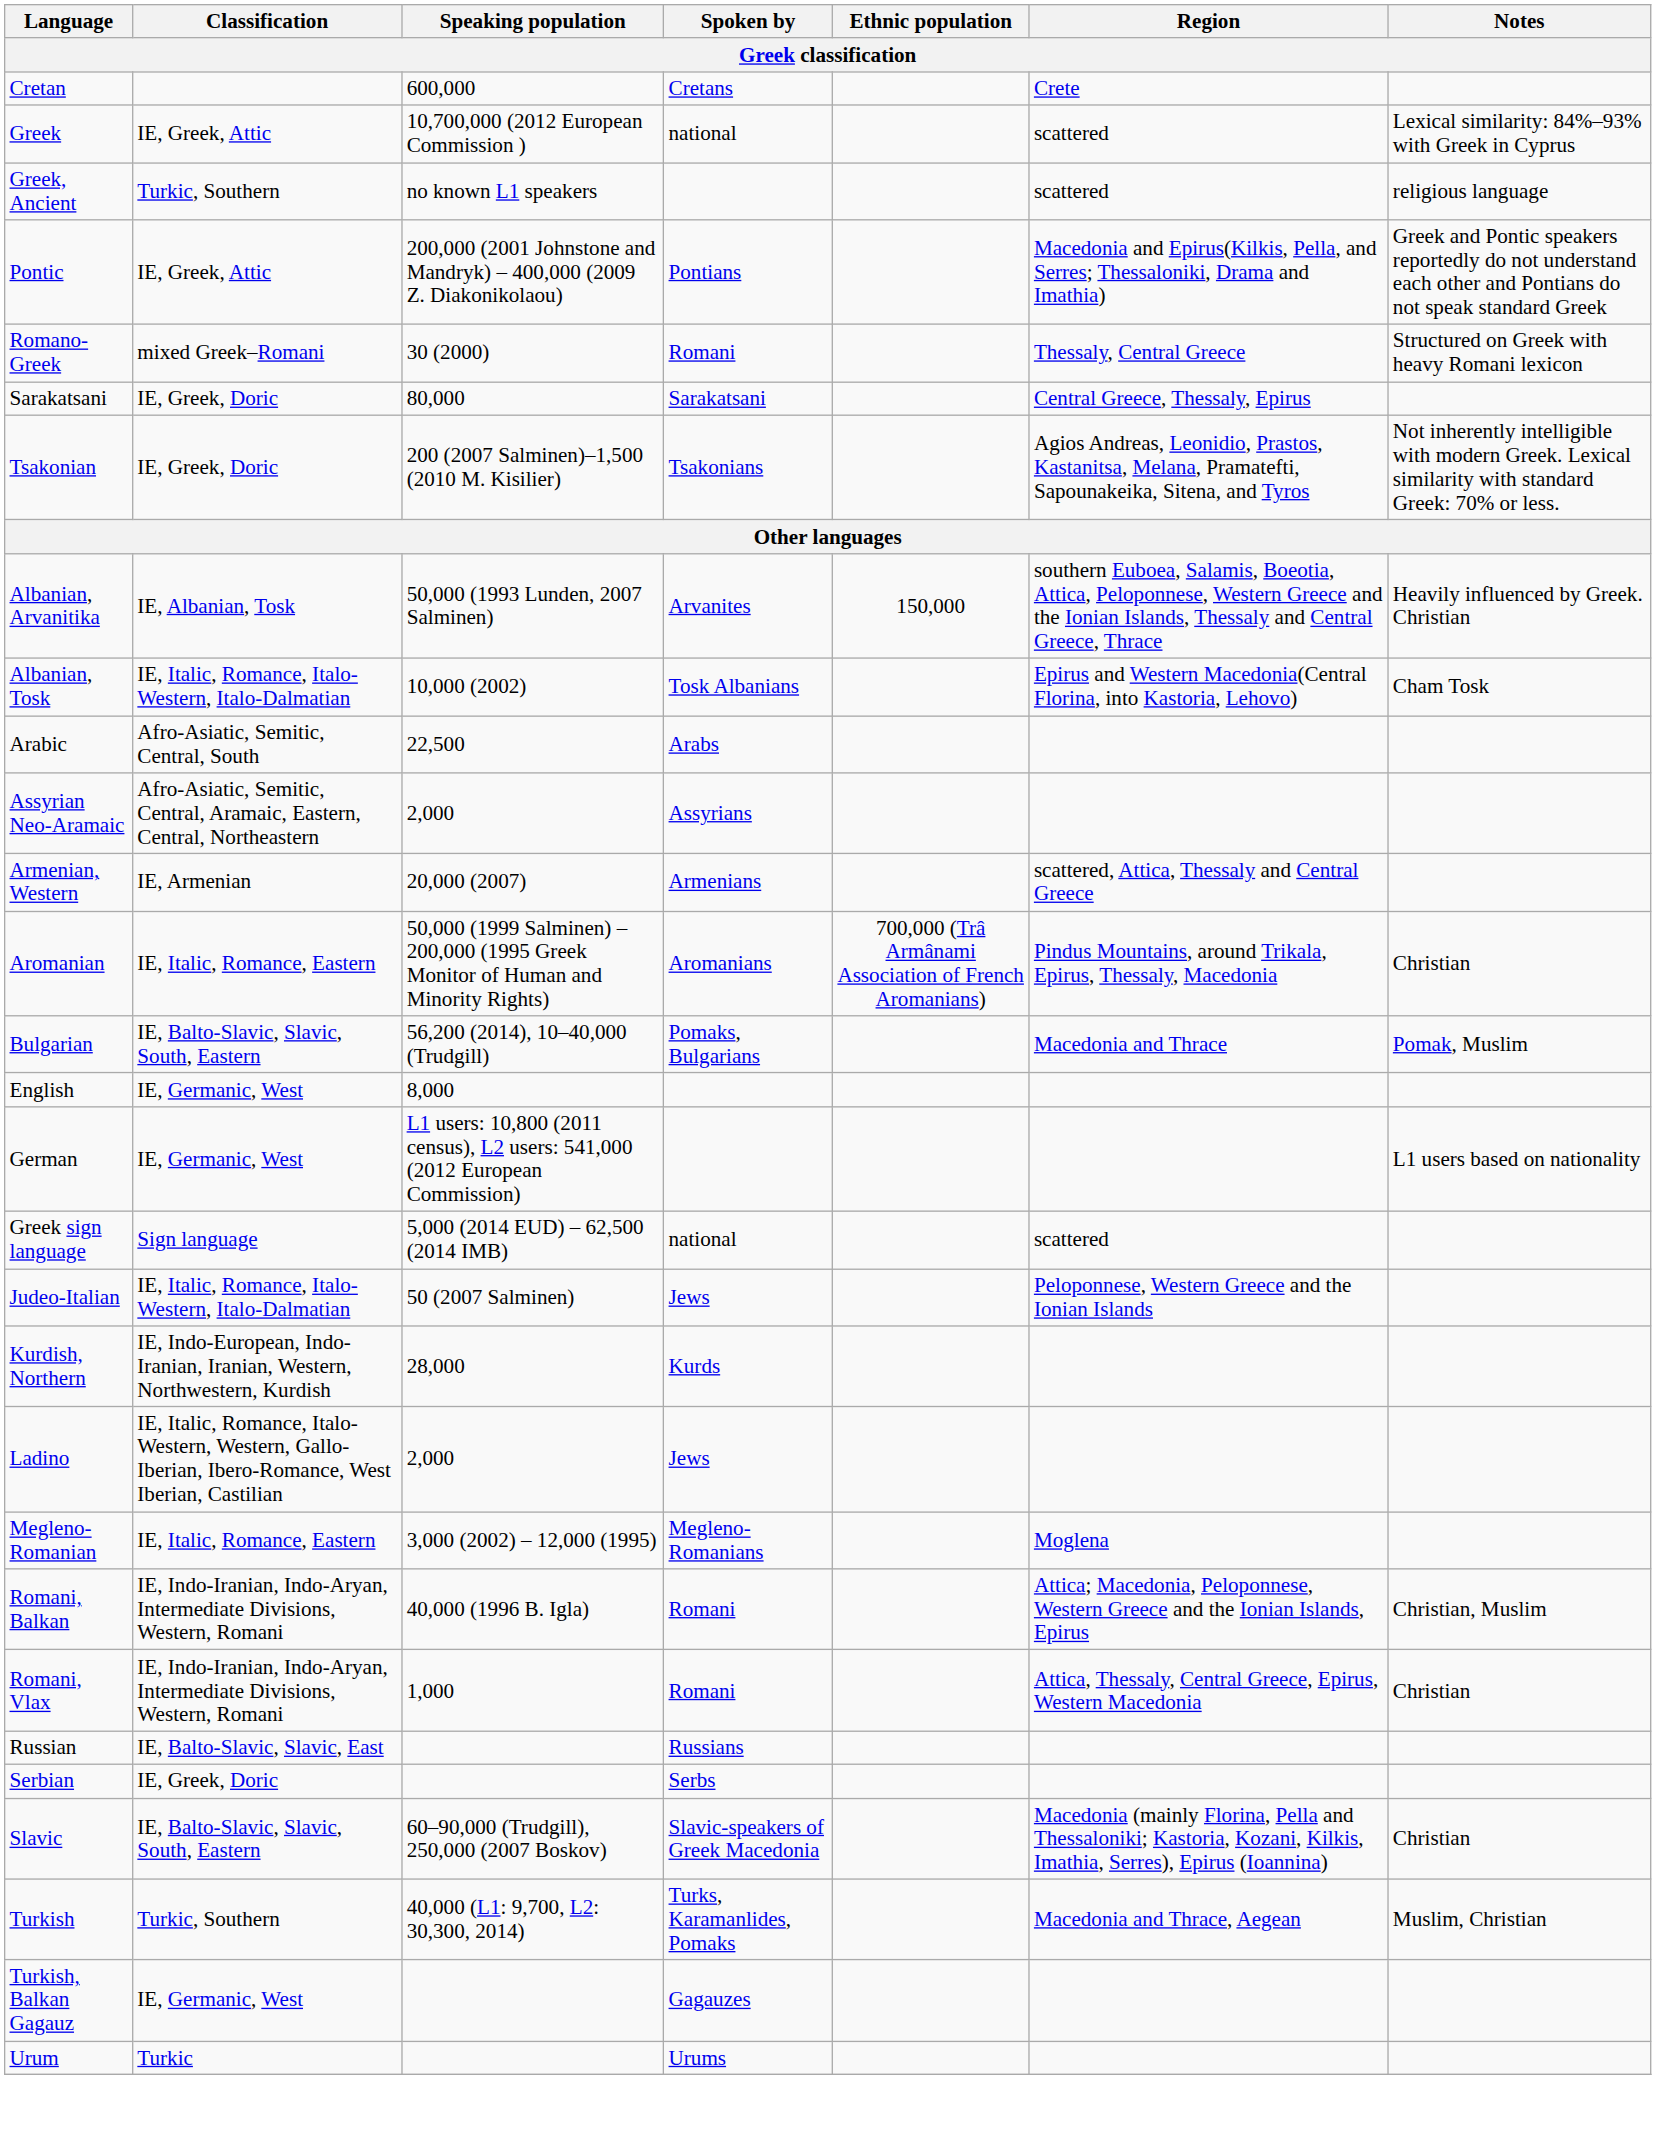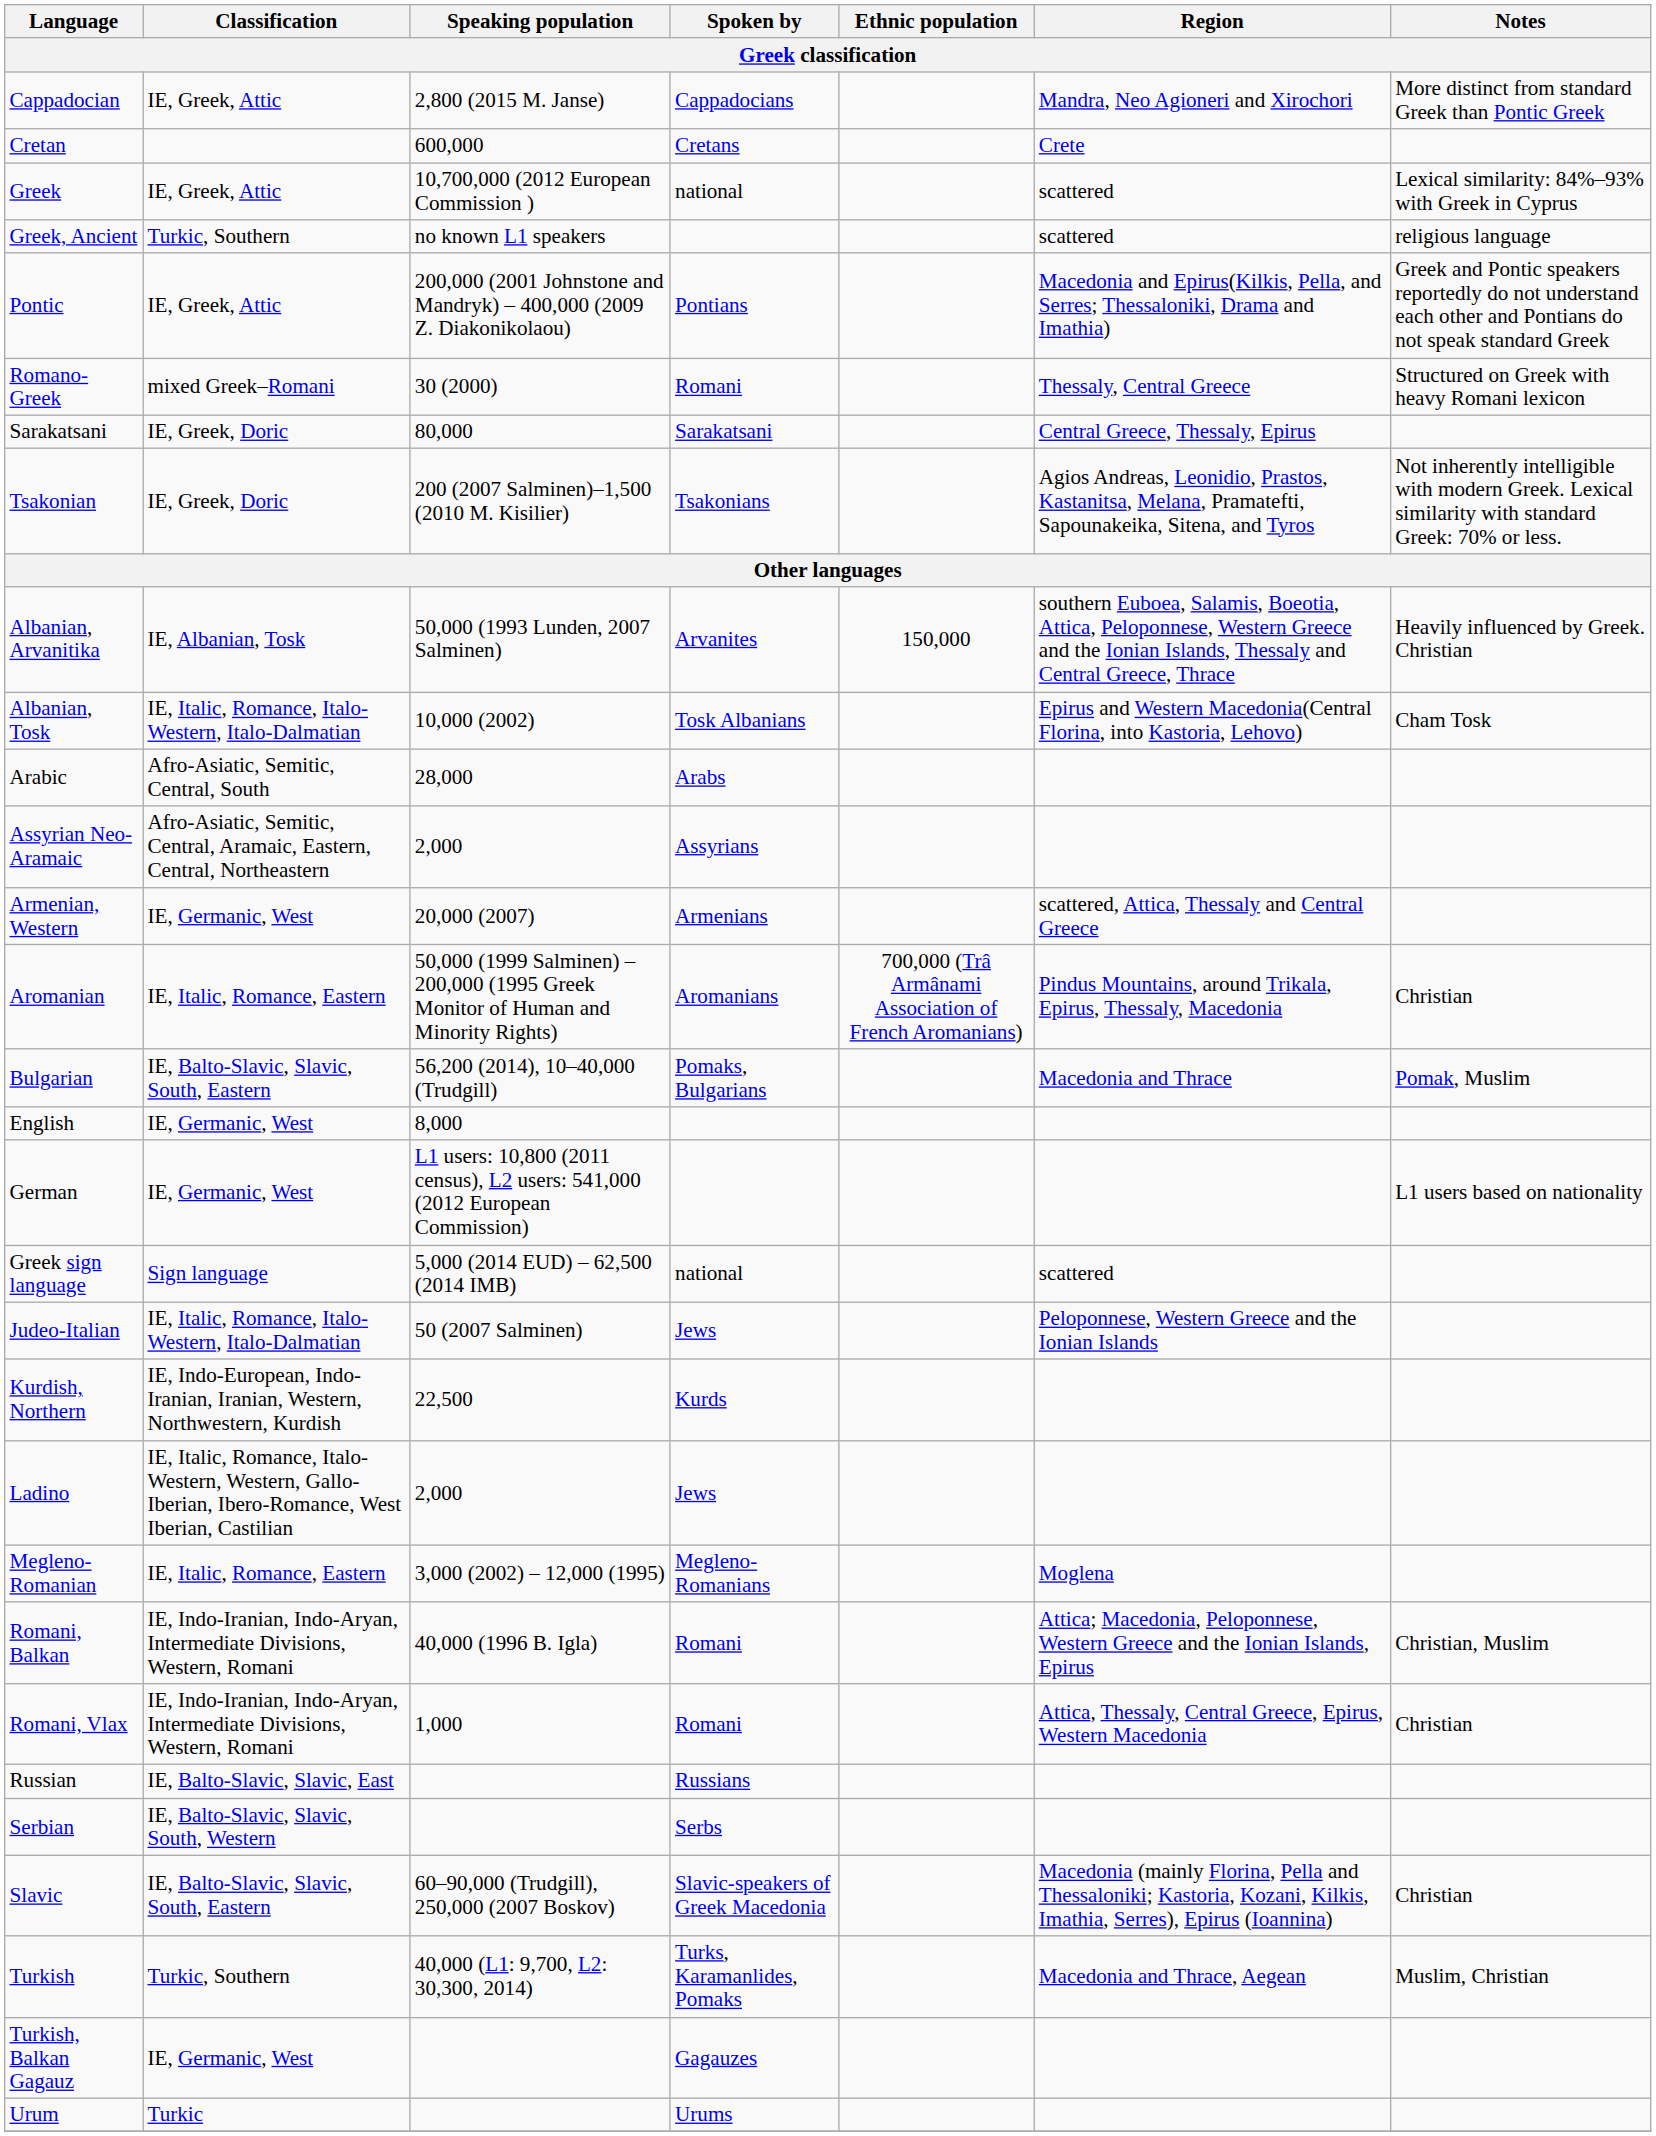+ row: (65, 100)
(436, 743) 22,500 -> (444, 777) 28,000
(194, 882) IE, Armenian -> (230, 915) IE, Germanic, West
(436, 1366) 28,000 -> (444, 1399) 22,500
(208, 1780) IE, Greek, Doric -> (250, 1826) IE, Balto-Slavic, Slavic, South, Western
